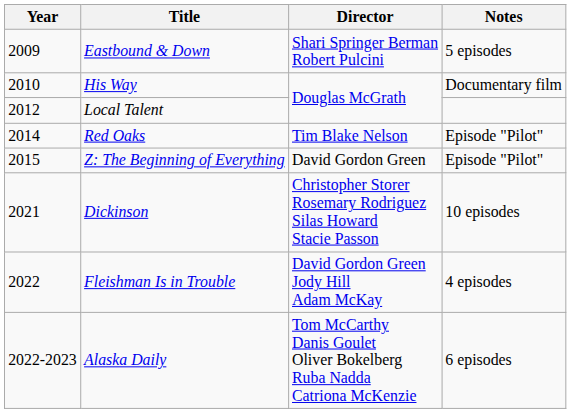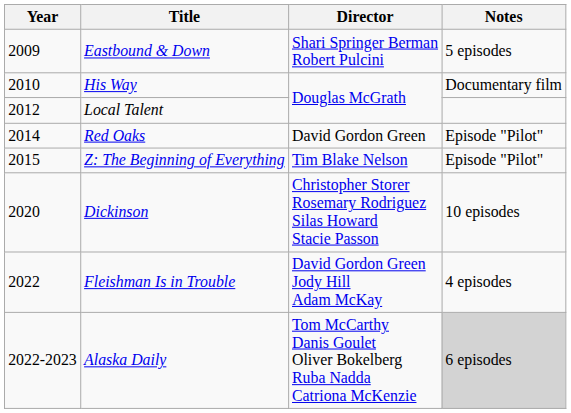(350, 135) Tim Blake Nelson -> (359, 135) David Gordon Green
(359, 160) David Gordon Green -> (350, 160) Tim Blake Nelson
(24, 212) 2021 -> (24, 212) 2020
(479, 360) no background -> (479, 360) lightgrey background
